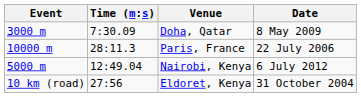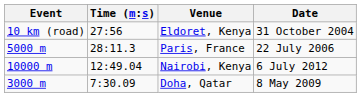rows swapped: (196, 31) <-> (206, 84)
(30, 48) 10000 m -> (26, 48) 5000 m
(26, 66) 5000 m -> (30, 66) 10000 m
